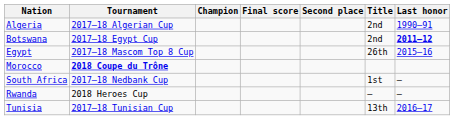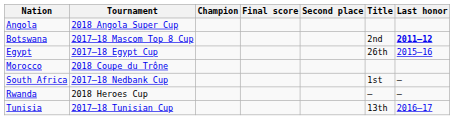+ row: (22, 25)
- row: (24, 25)
(115, 39) 2017–18 Egypt Cup -> (132, 39) 2017–18 Mascom Top 8 Cup
(132, 53) 2017–18 Mascom Top 8 Cup -> (115, 53) 2017–18 Egypt Cup
(120, 66) bold -> (120, 66) normal
